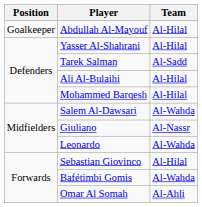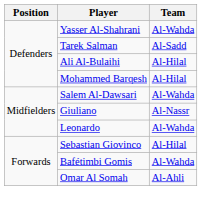- row: (104, 29)
(170, 45) Al-Hilal -> (173, 29) Al-Wahda
